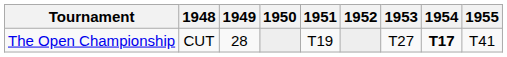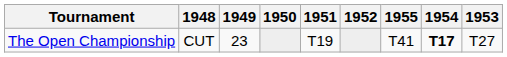columns swapped: (401, 17) <-> (482, 17)
(239, 40) 28 -> (239, 40) 23
